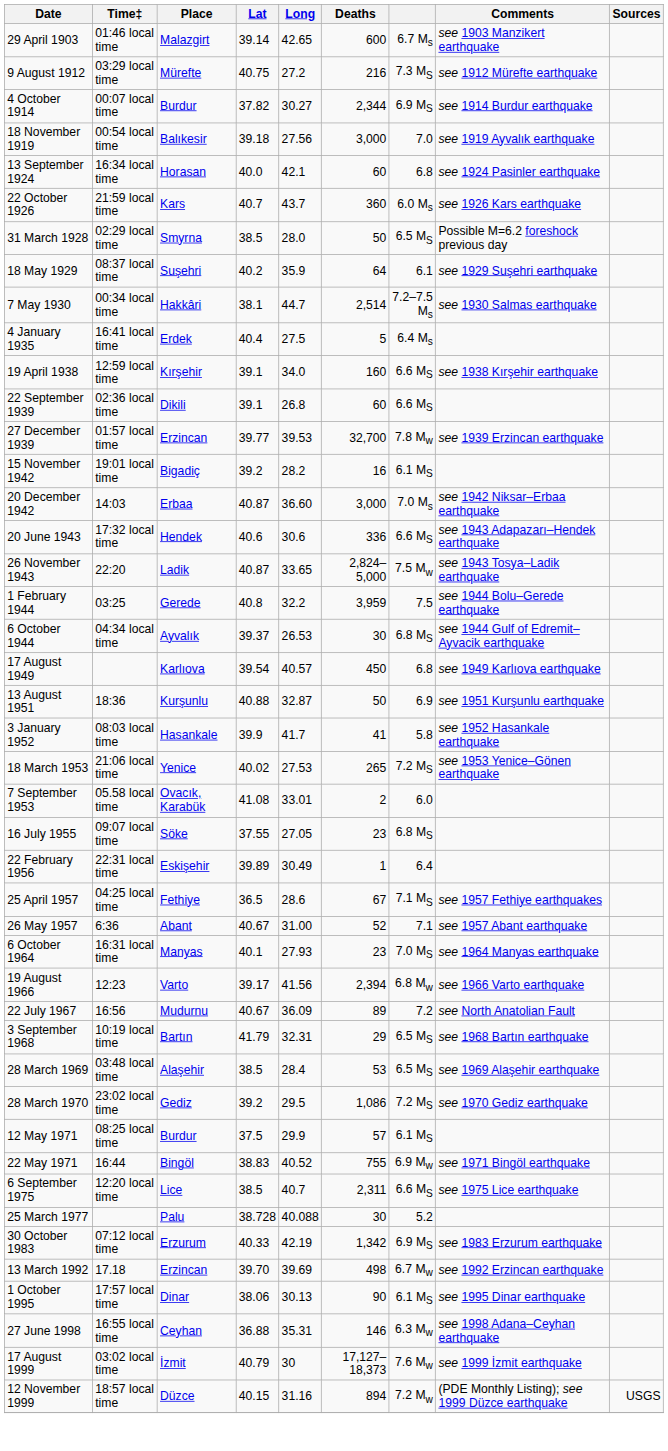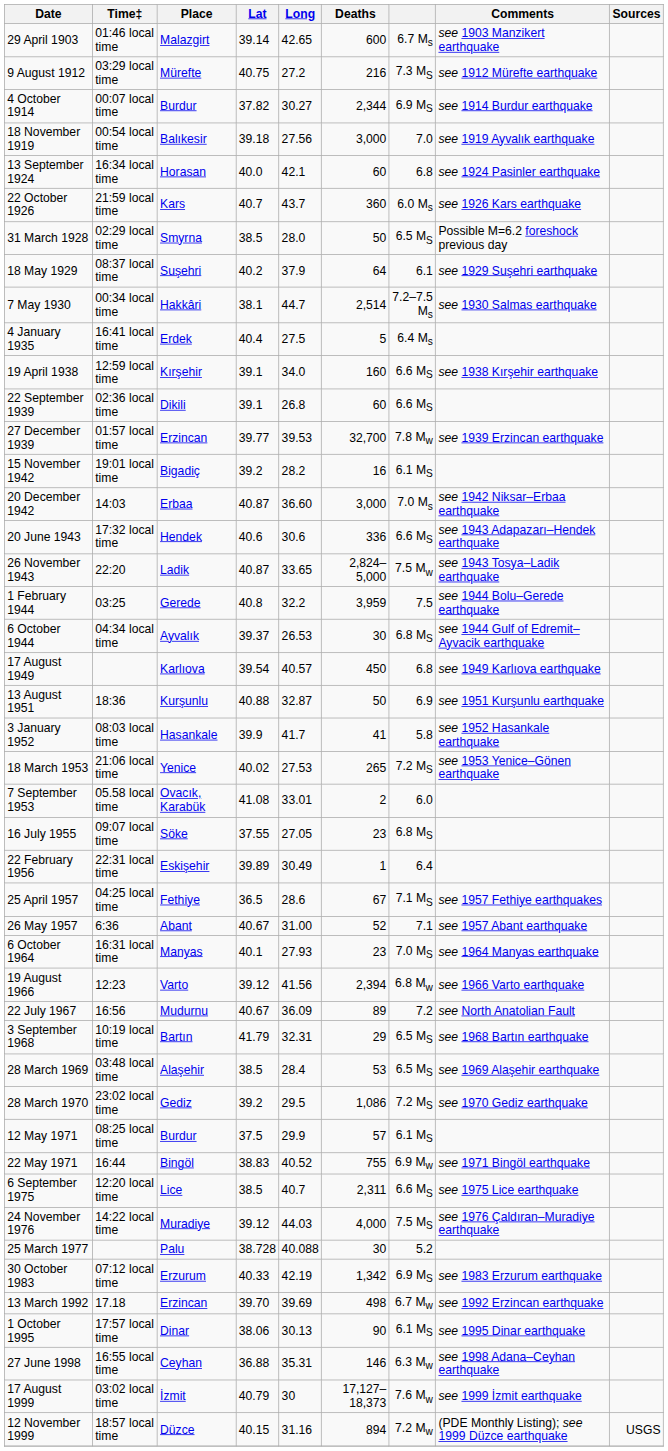(293, 271) 35.9 -> (293, 271) 37.9
(254, 984) 39.17 -> (254, 984) 39.12
+ row: (44, 1223)
